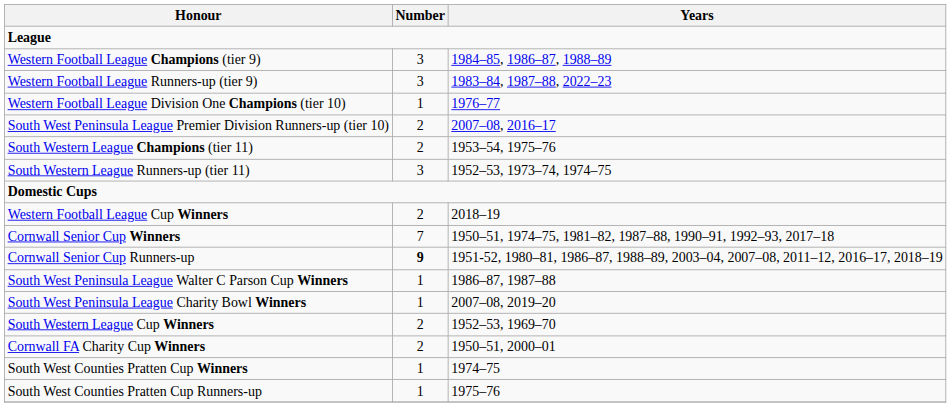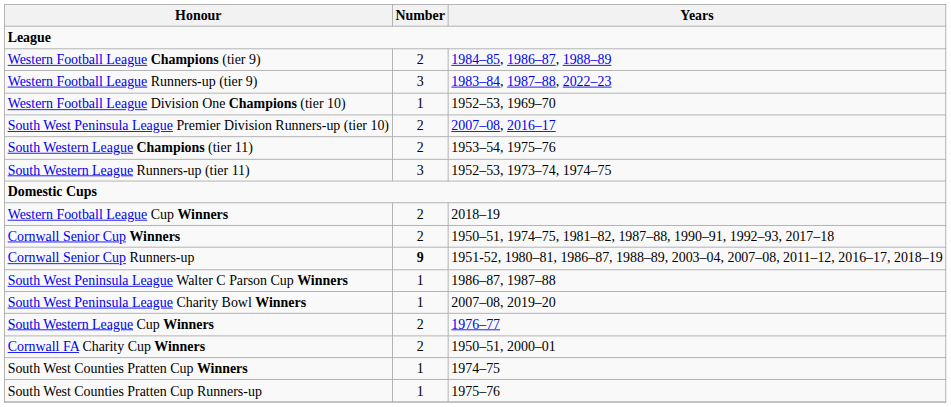(420, 59) 3 -> (420, 59) 2
(476, 103) 1976–77 -> (504, 103) 1952–53, 1969–70
(420, 236) 7 -> (420, 236) 2
(504, 324) 1952–53, 1969–70 -> (476, 324) 1976–77
